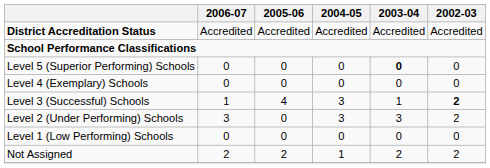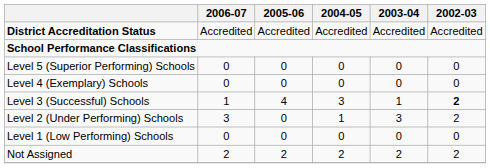(399, 66) bold -> (399, 66) normal
(341, 119) 3 -> (341, 119) 1
(341, 154) 1 -> (341, 154) 2
